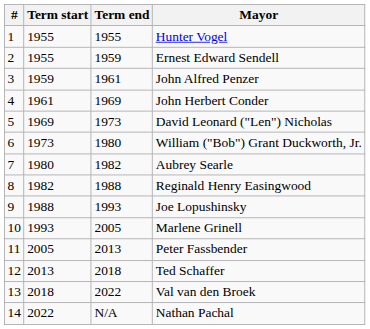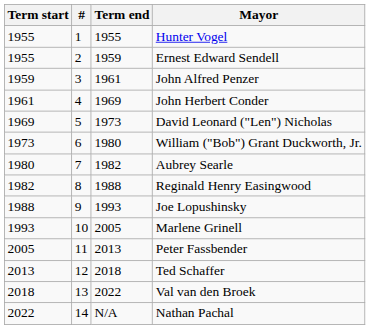columns swapped: (14, 15) <-> (58, 15)
